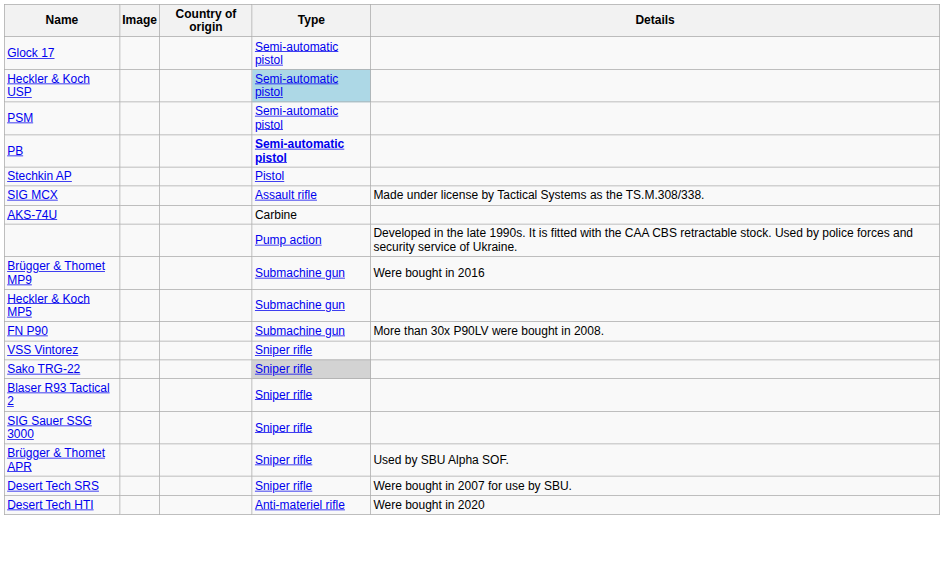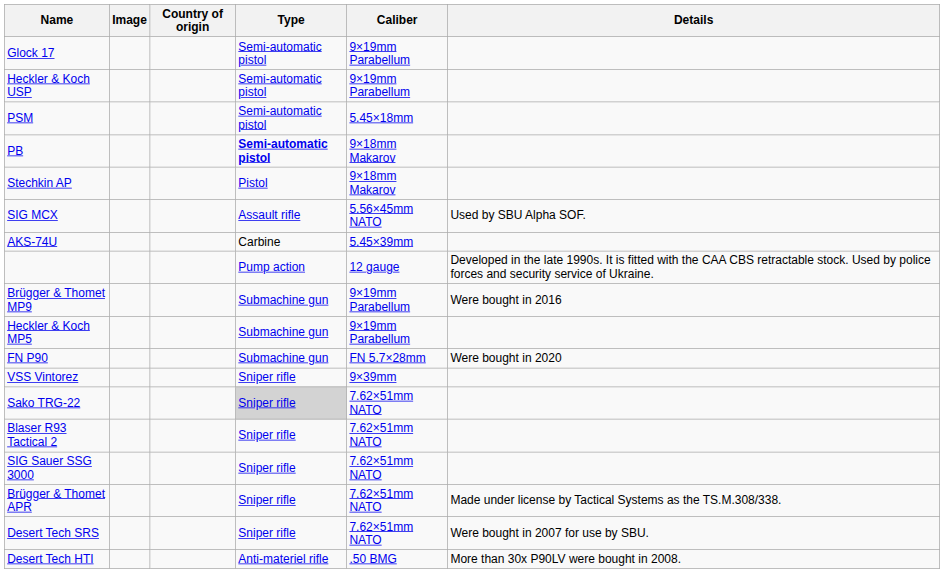+ column: (397, 20)
(297, 85) lightblue background -> (280, 85) no background
(539, 195) Made under license by Tactical Systems as the TS.M.308/338. -> (518, 215) Used by SBU Alpha SOF.
(489, 331) More than 30x P90LV were bought in 2008. -> (506, 358) Were bought in 2020
(441, 460) Used by SBU Alpha SOF. -> (616, 500) Made under license by Tactical Systems as the TS.M.308/338.
(429, 505) Were bought in 2020 -> (566, 559) More than 30x P90LV were bought in 2008.
